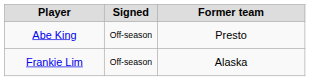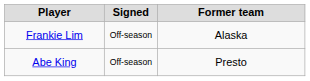rows swapped: (54, 35) <-> (54, 62)
